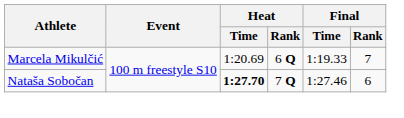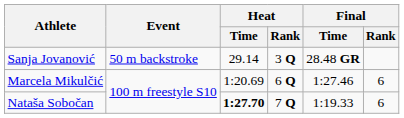+ row: (51, 58)
(327, 58) 1:19.33 -> (333, 81) 1:27.46
(368, 58) 7 -> (381, 81) 6
(327, 81) 1:27.46 -> (333, 103) 1:19.33
